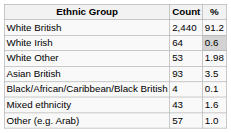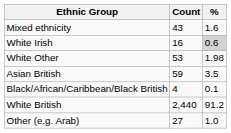rows swapped: (34, 27) <-> (39, 105)
(178, 43) 64 -> (178, 43) 16
(178, 74) 93 -> (178, 74) 59
(178, 120) 57 -> (178, 120) 27
